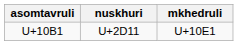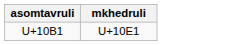- column: (119, 13)
